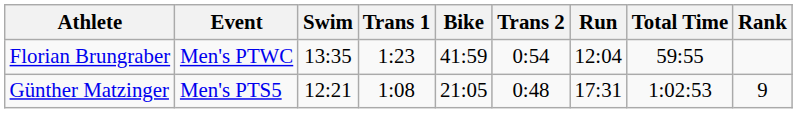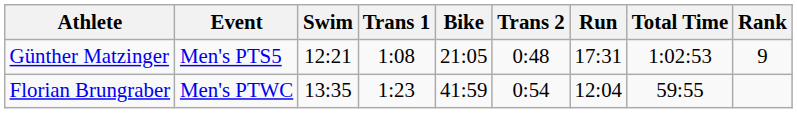rows swapped: (90, 56) <-> (89, 90)
